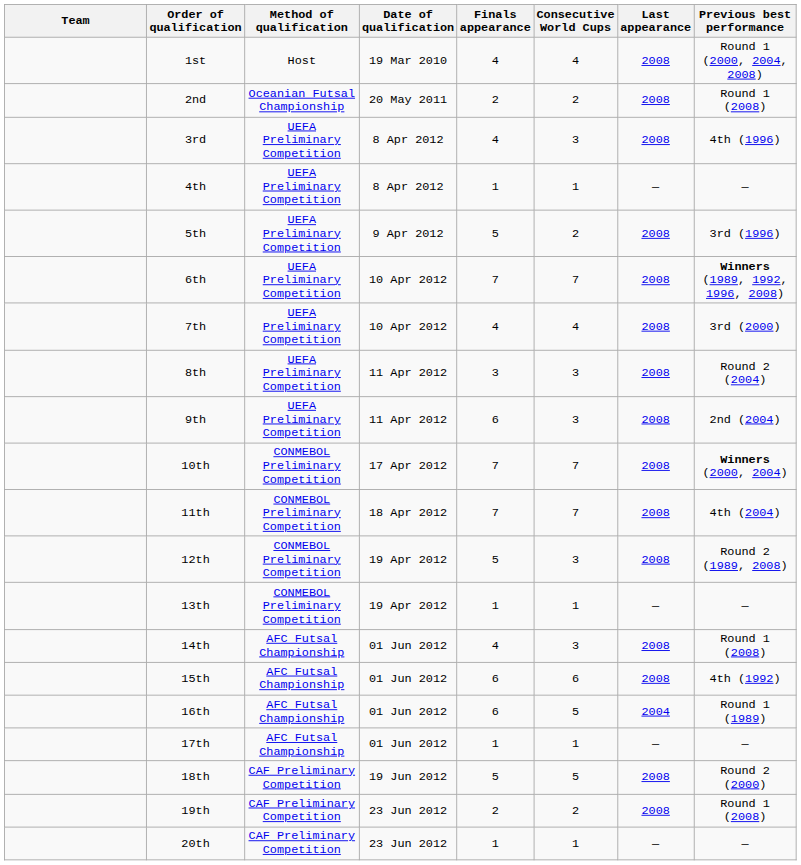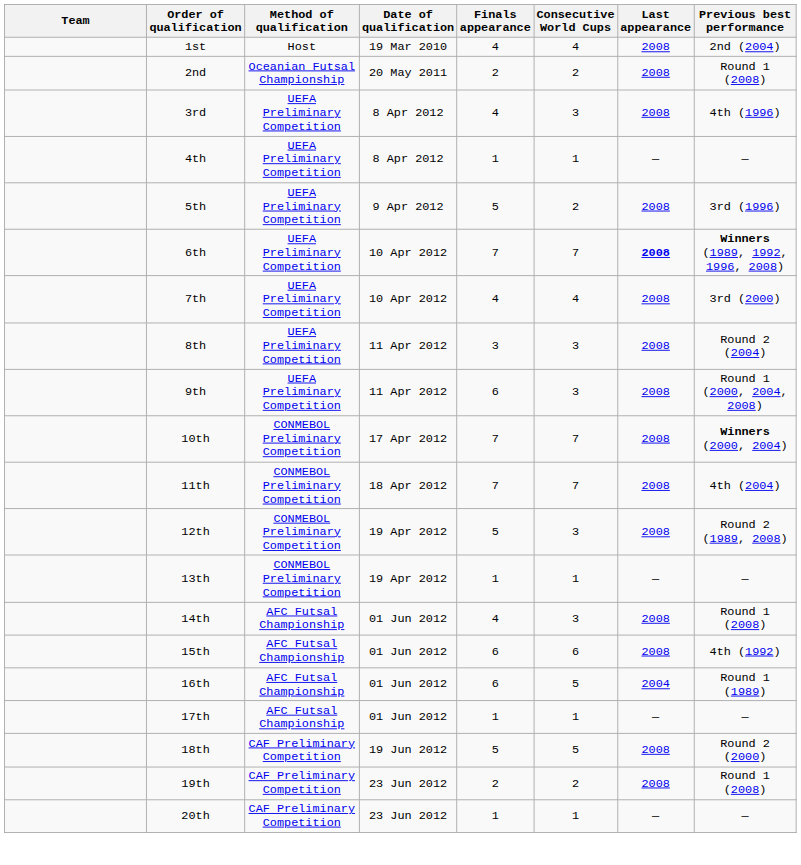(745, 61) Round 1 (2000, 2004, 2008) -> (745, 47) 2nd (2004)
(656, 280) normal -> (656, 253) bold
(745, 420) 2nd (2004) -> (745, 392) Round 1 (2000, 2004, 2008)
